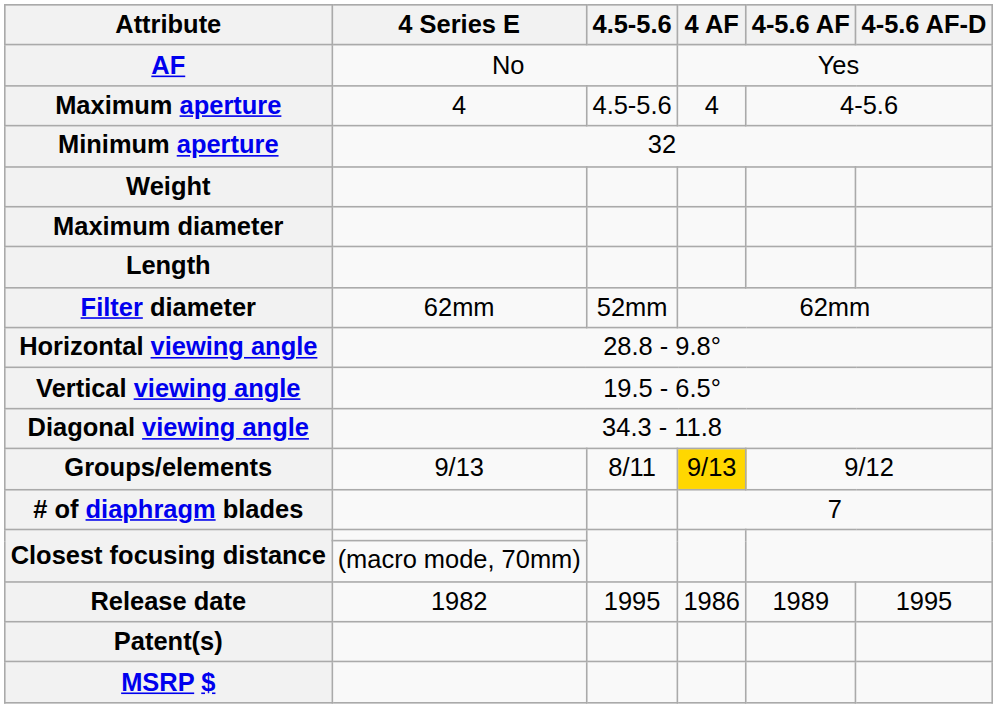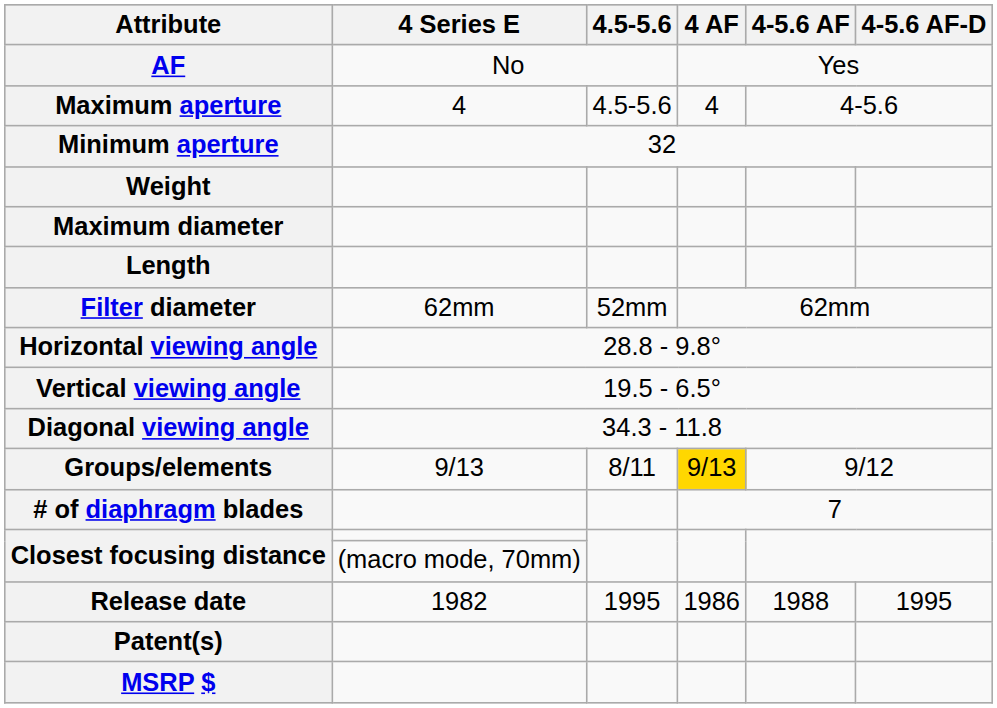(801, 601) 1989 -> (801, 601) 1988
